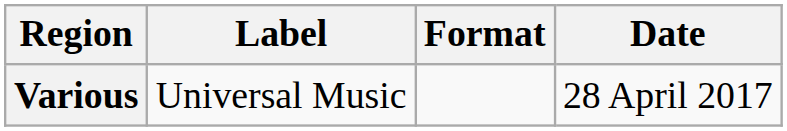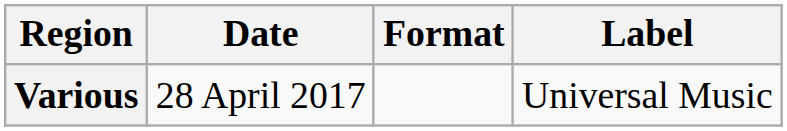columns swapped: (668, 34) <-> (281, 34)
